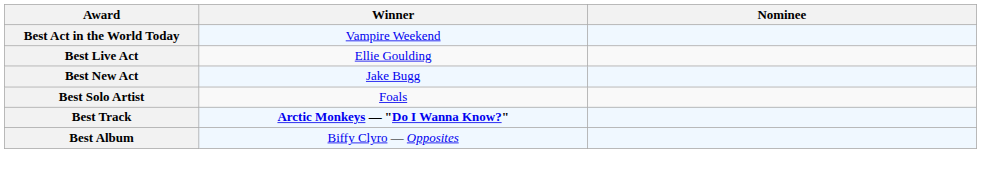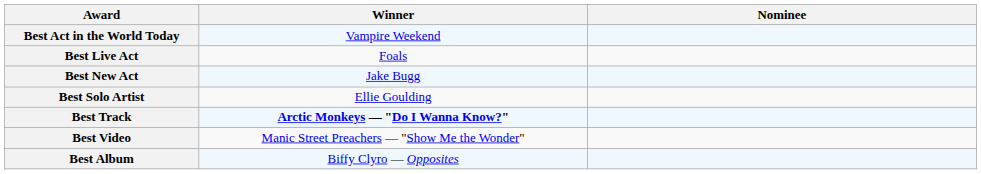(393, 55) Ellie Goulding -> (393, 55) Foals
(393, 96) Foals -> (393, 96) Ellie Goulding
+ row: (102, 138)
